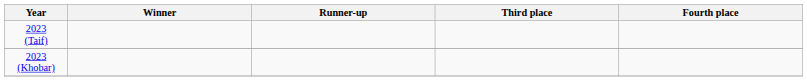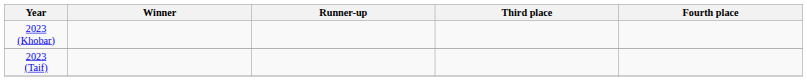rows swapped: (36, 62) <-> (36, 34)
